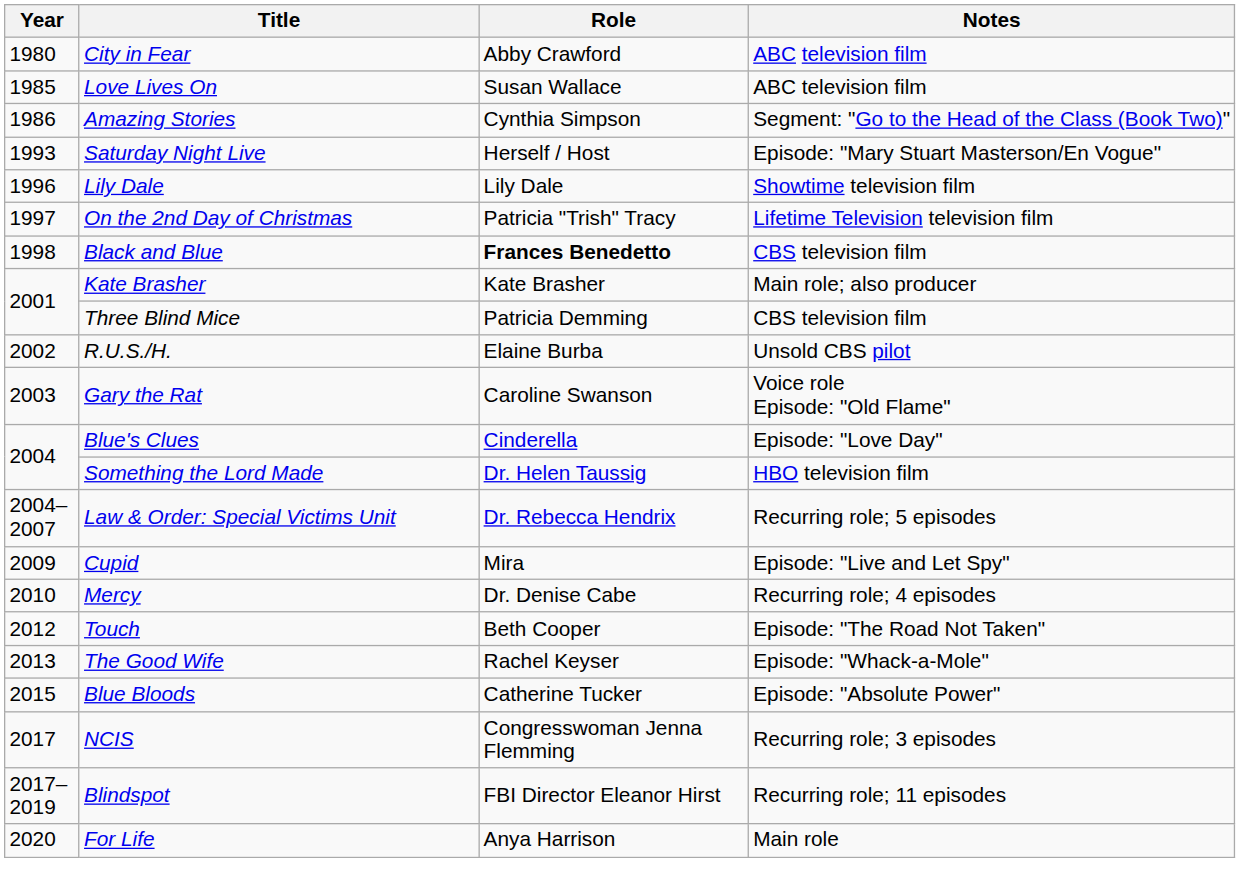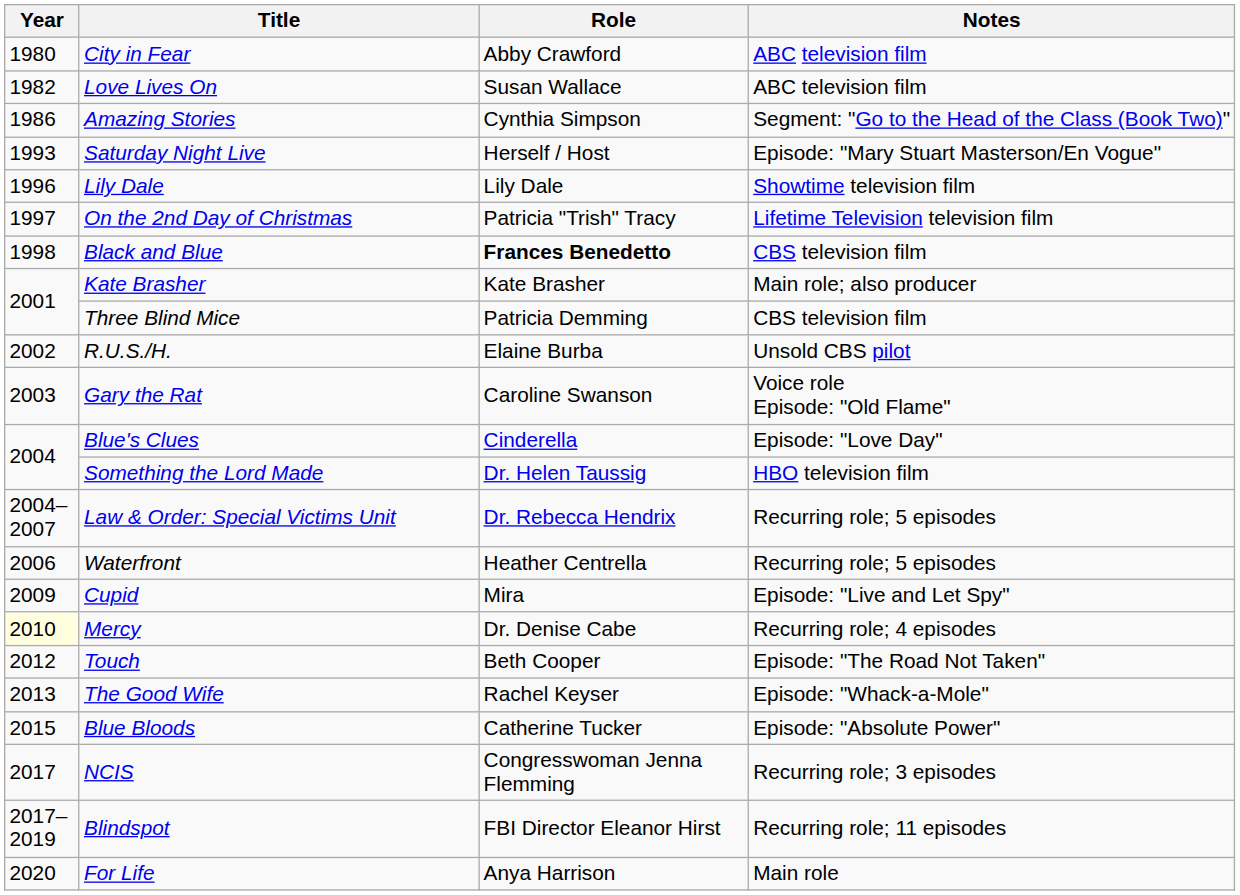(33, 86) 1985 -> (33, 86) 1982
+ row: (132, 562)
(33, 595) no background -> (33, 628) lightyellow background
